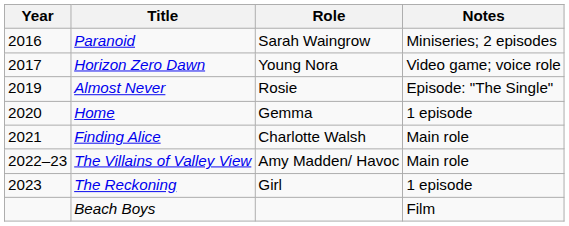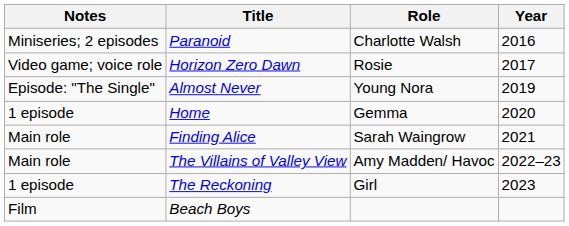columns swapped: (38, 16) <-> (484, 16)
(314, 40) Sarah Waingrow -> (407, 40) Charlotte Walsh
(298, 64) Young Nora -> (373, 64) Rosie
(278, 88) Rosie -> (393, 88) Young Nora
(312, 137) Charlotte Walsh -> (409, 137) Sarah Waingrow
